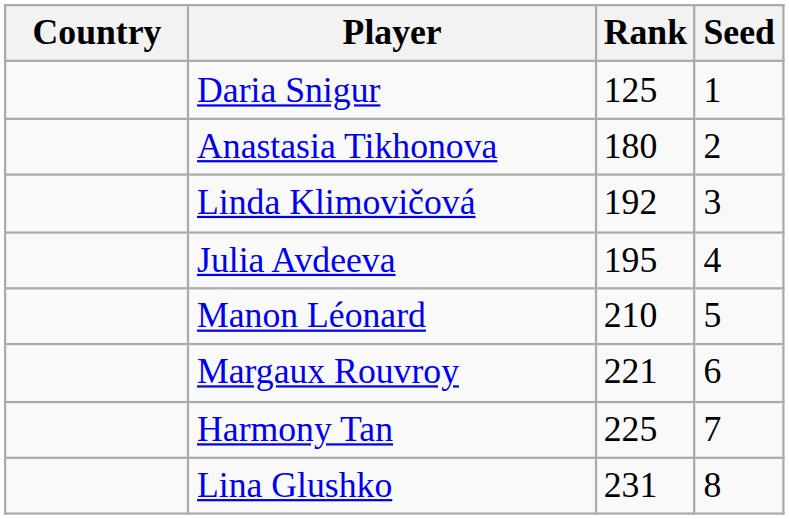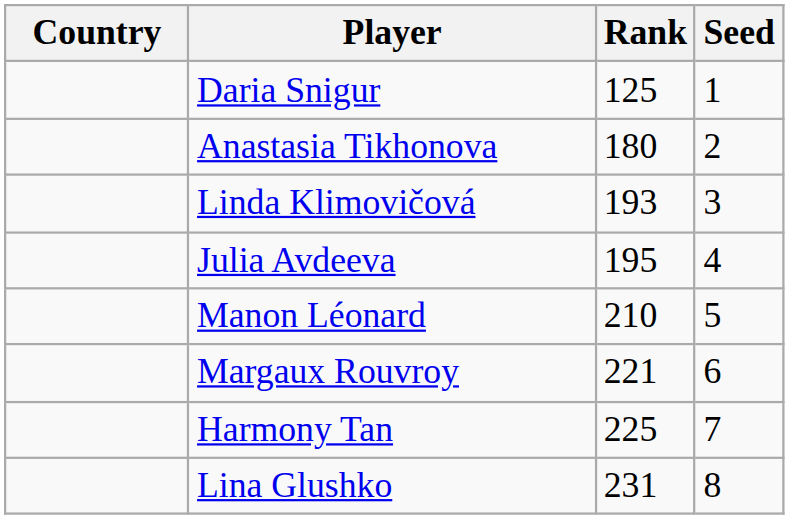(630, 202) 192 -> (630, 202) 193
